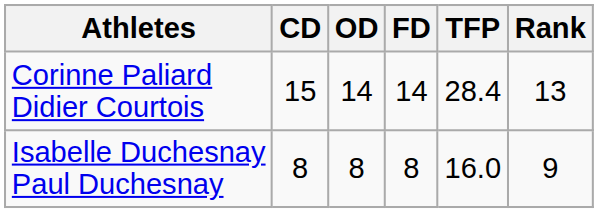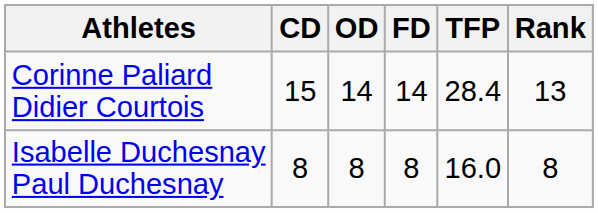(550, 169) 9 -> (550, 169) 8
